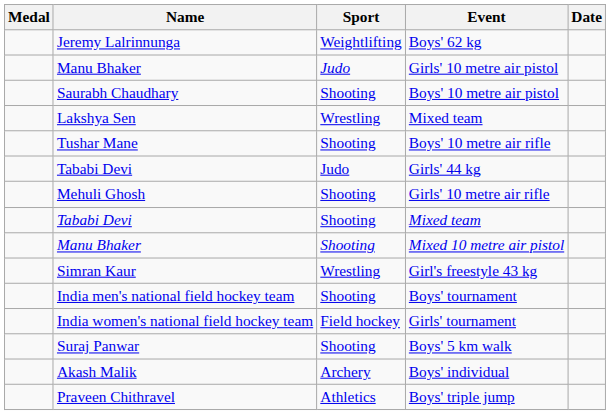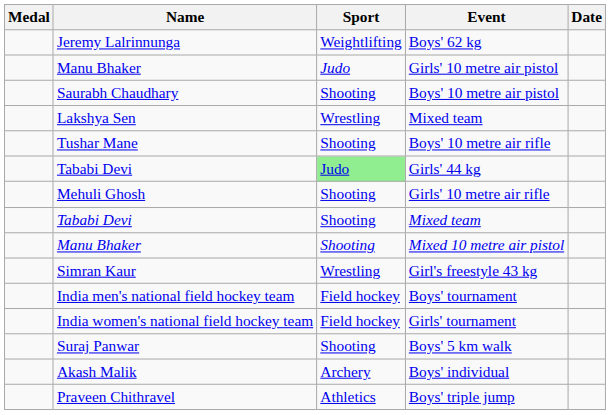(335, 169) no background -> (335, 169) lightgreen background
(348, 295) Shooting -> (360, 295) Field hockey
